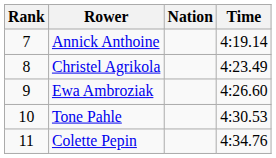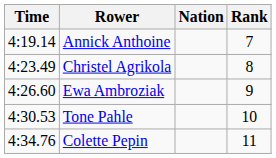columns swapped: (26, 16) <-> (244, 16)
